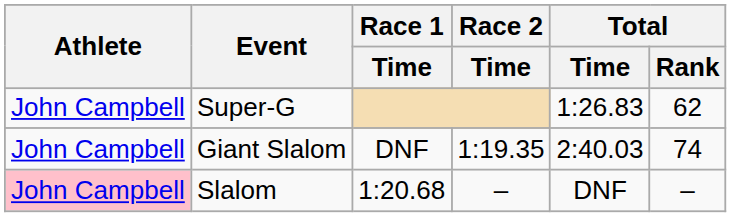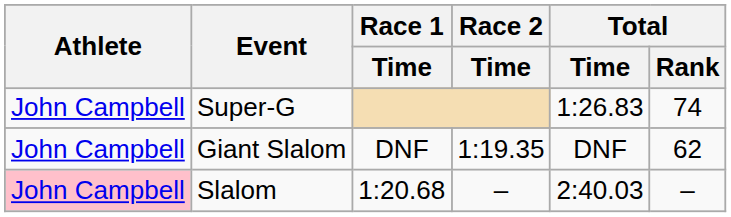(688, 108) 62 -> (688, 108) 74
(600, 149) 2:40.03 -> (600, 149) DNF
(688, 149) 74 -> (688, 149) 62
(600, 191) DNF -> (600, 191) 2:40.03
